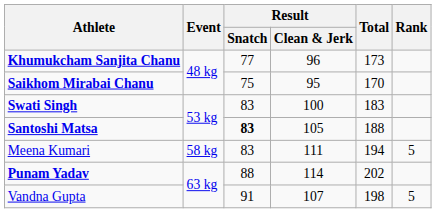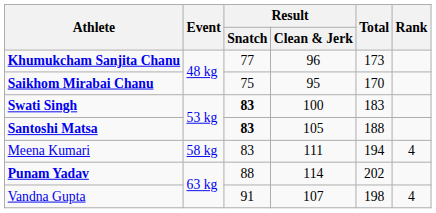(247, 106) normal -> (247, 106) bold
(412, 151) 5 -> (412, 151) 4
(412, 196) 5 -> (412, 196) 4
